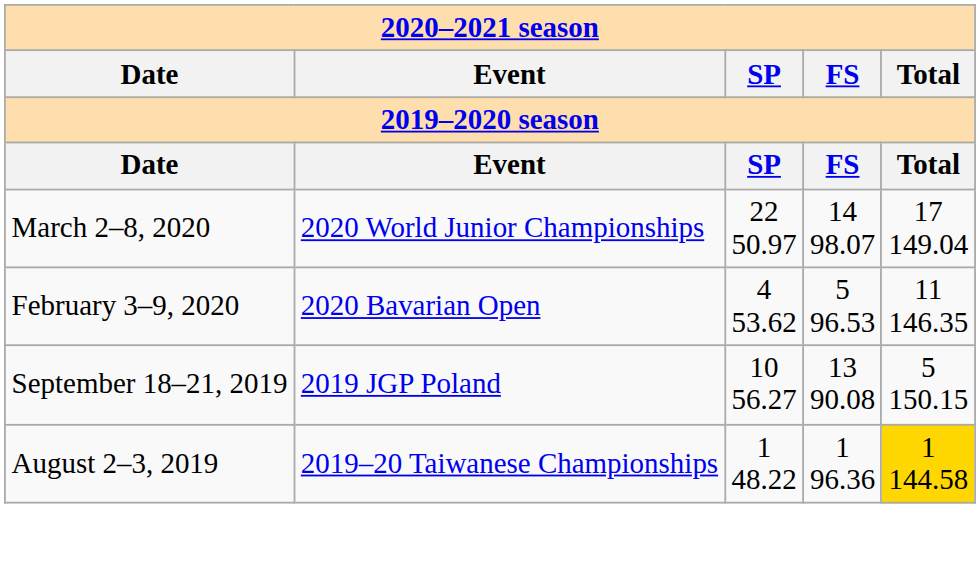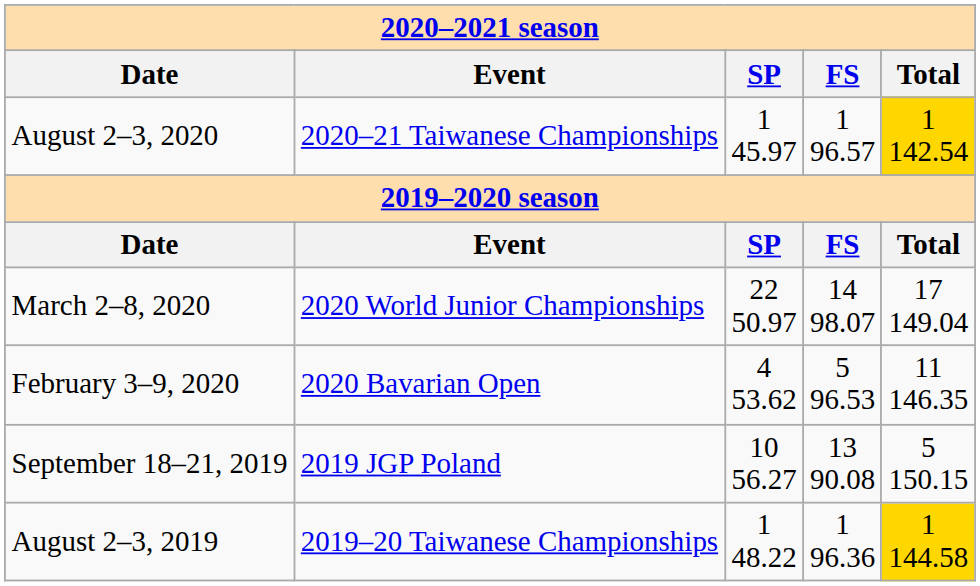+ row: (115, 135)
